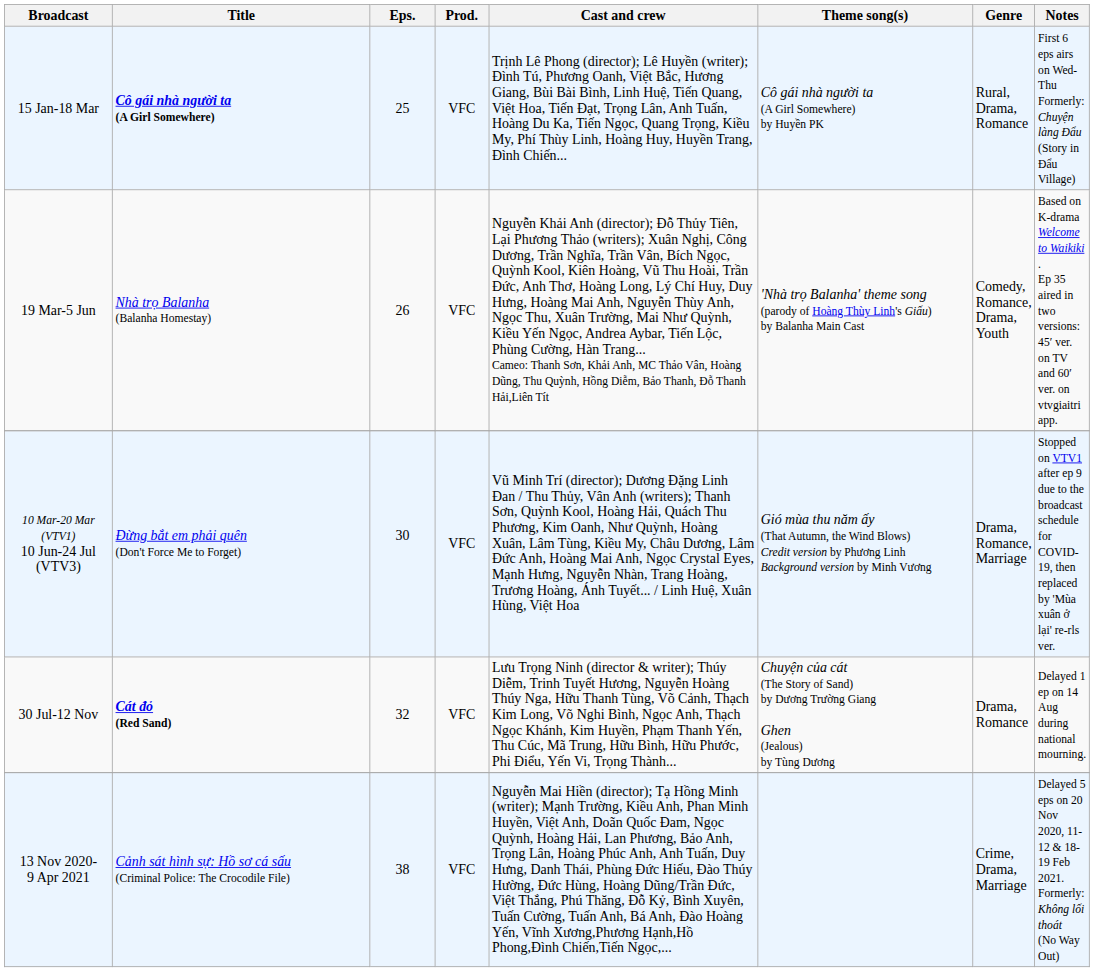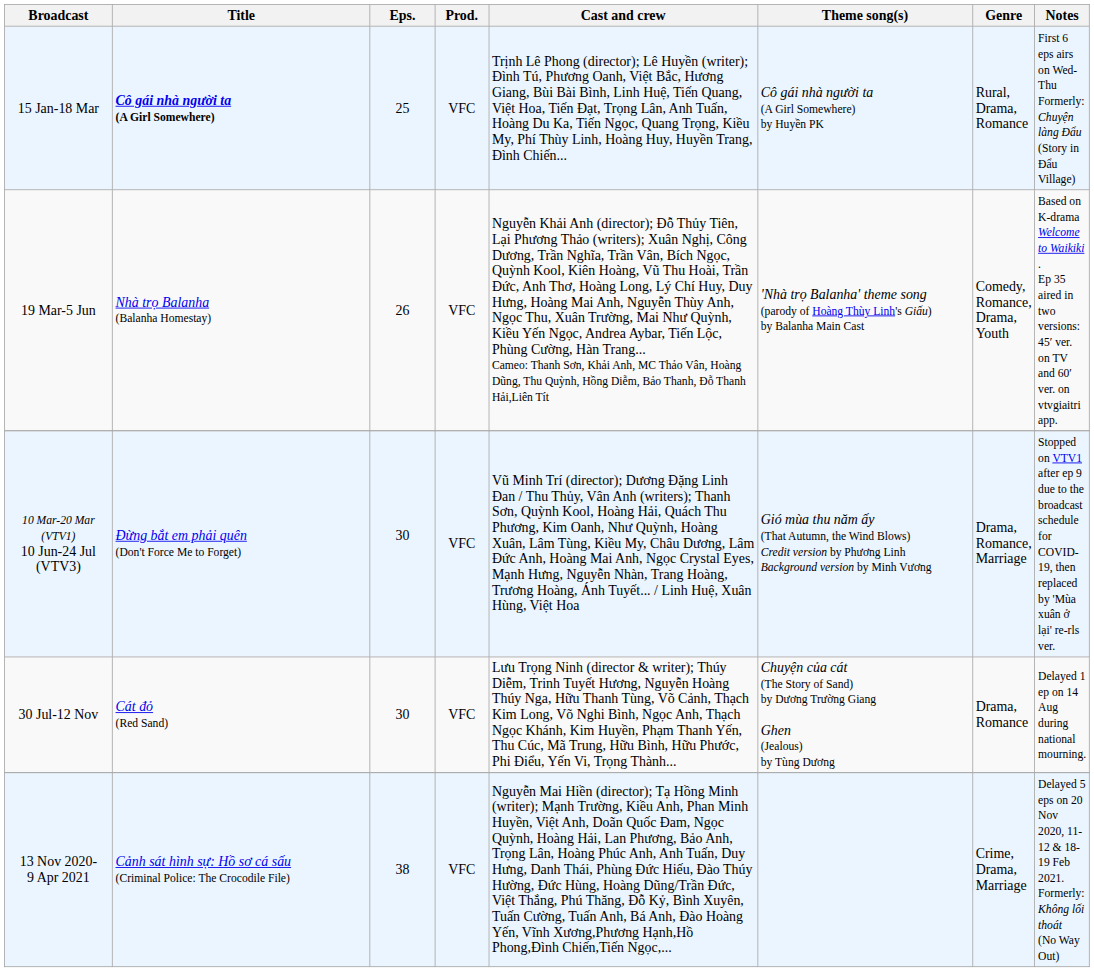(143, 714) bold -> (142, 714) normal
(402, 714) 32 -> (402, 714) 30
